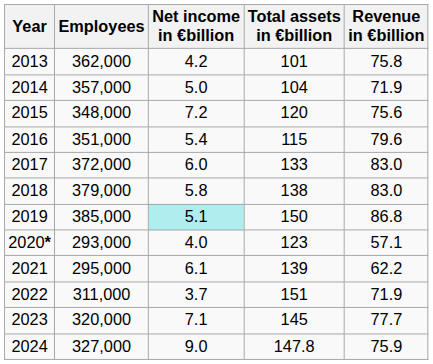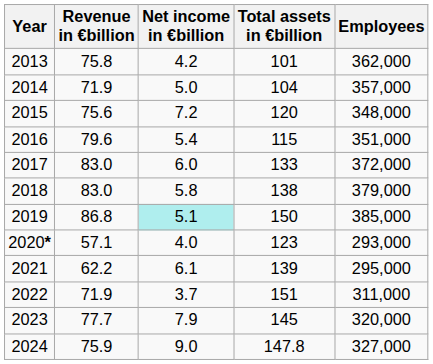columns swapped: (386, 26) <-> (102, 26)
(196, 320) 7.1 -> (186, 320) 7.9
